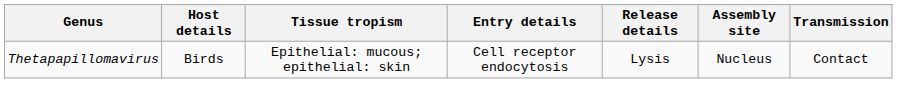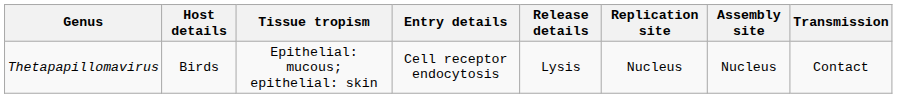+ column: (655, 23)
